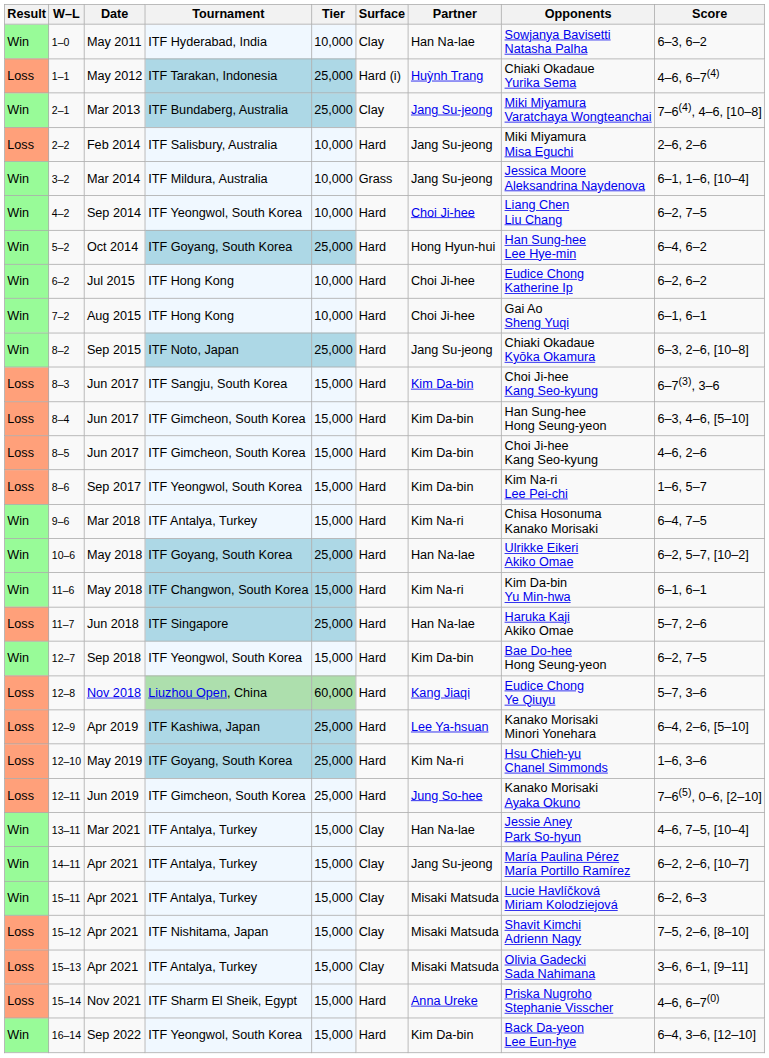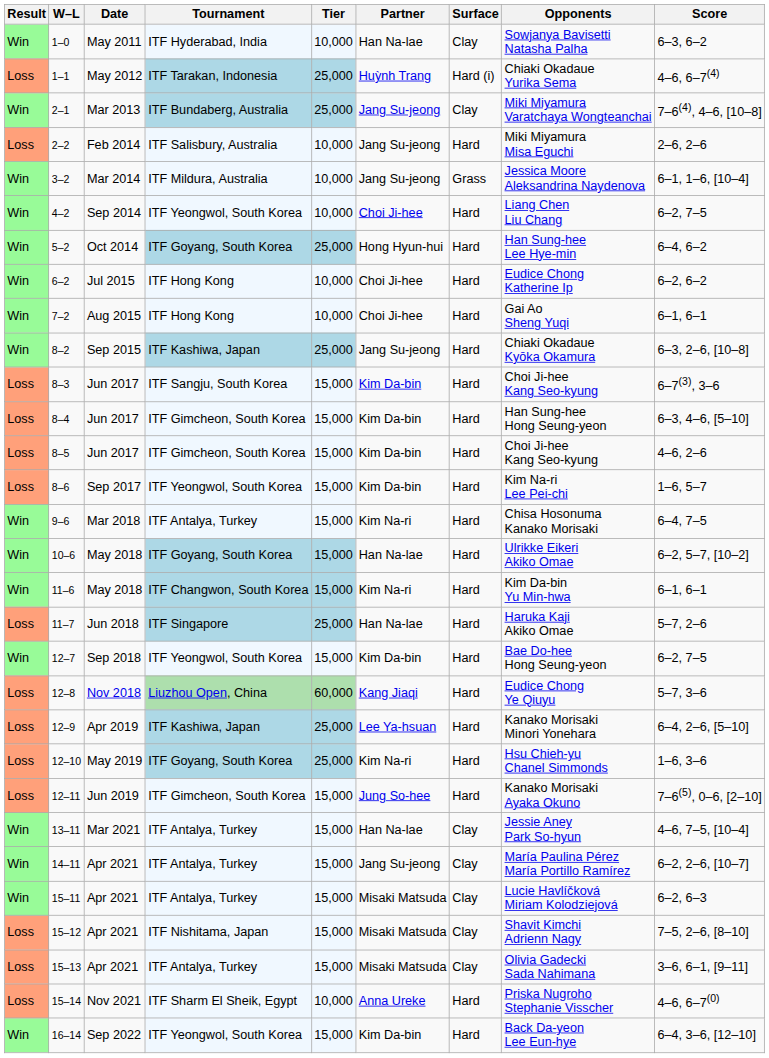columns swapped: (382, 14) <-> (455, 14)
(194, 350) ITF Noto, Japan -> (204, 350) ITF Kashiwa, Japan
(334, 555) 25,000 -> (334, 555) 15,000
(334, 795) 25,000 -> (334, 795) 15,000
(334, 1001) 15,000 -> (334, 1001) 10,000
